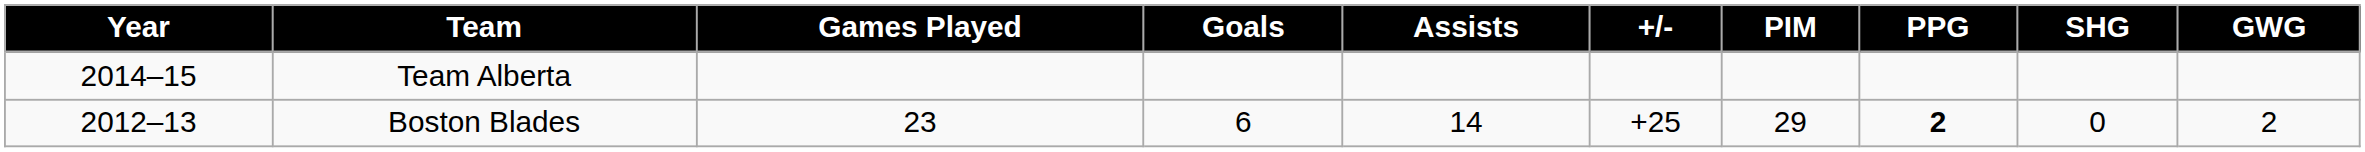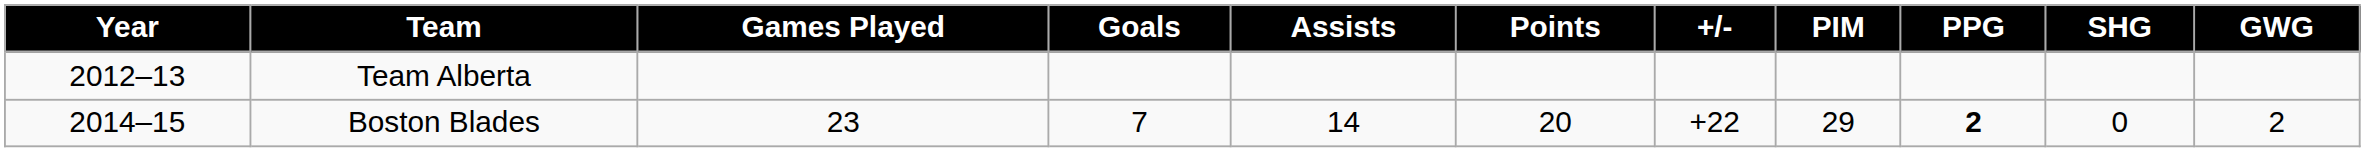+ column: (1555, 28)
(139, 75) 2014–15 -> (127, 75) 2012–13
(139, 122) 2012–13 -> (127, 122) 2014–15
(1243, 122) 6 -> (1139, 122) 7
(1655, 122) +25 -> (1715, 122) +22
